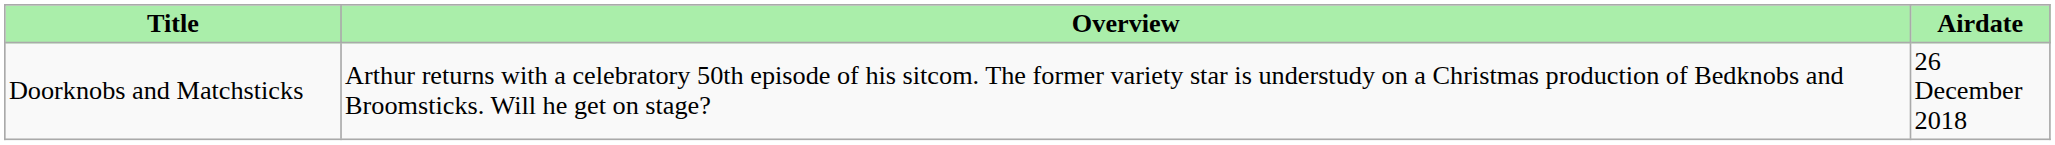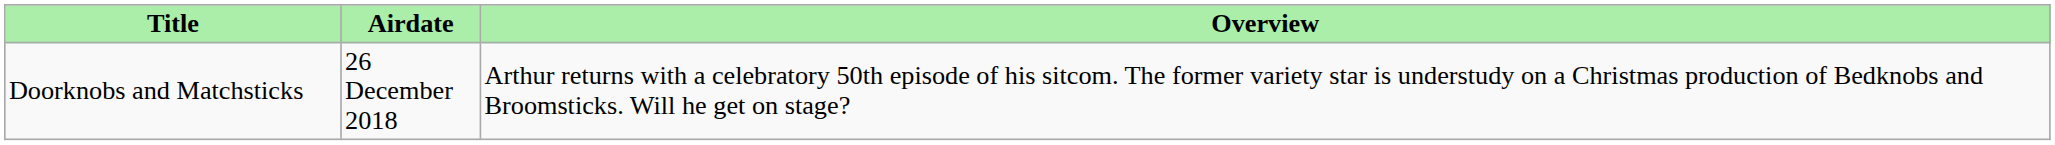columns swapped: (1980, 23) <-> (1126, 23)
